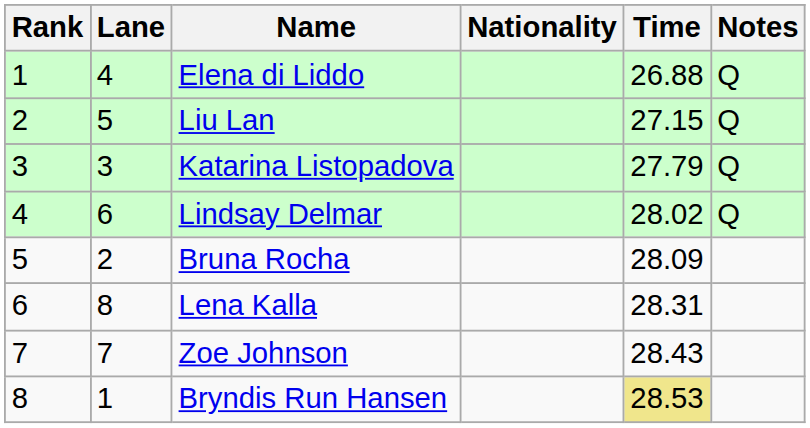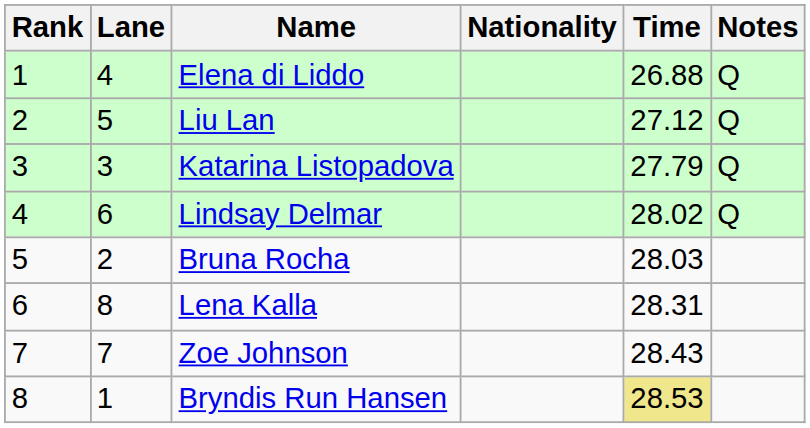(667, 120) 27.15 -> (667, 120) 27.12
(667, 259) 28.09 -> (667, 259) 28.03
